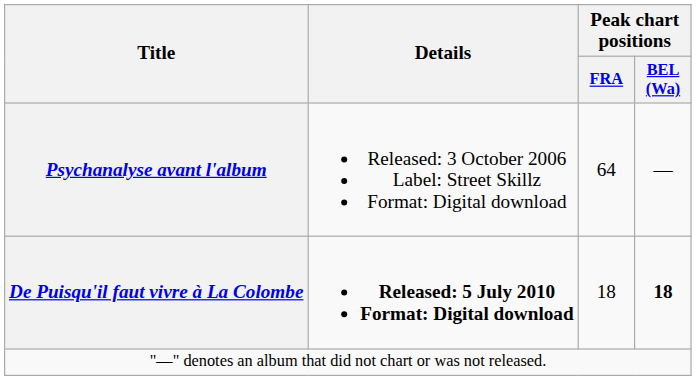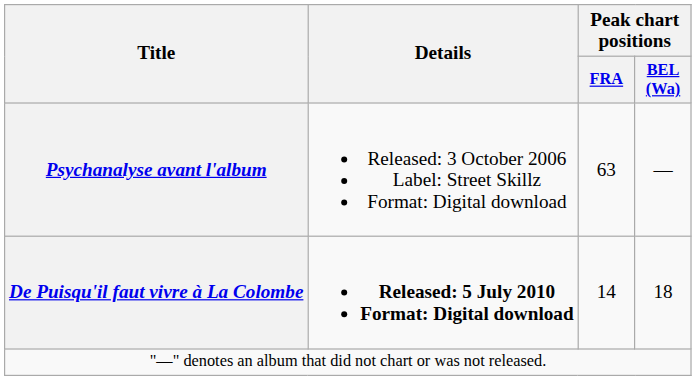(606, 169) 64 -> (606, 169) 63
(606, 292) 18 -> (606, 292) 14
(663, 292) bold -> (663, 292) normal
